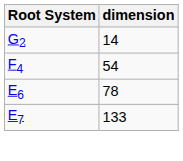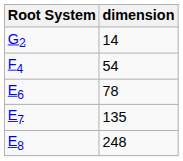(114, 117) 133 -> (114, 117) 135
+ row: (16, 143)
